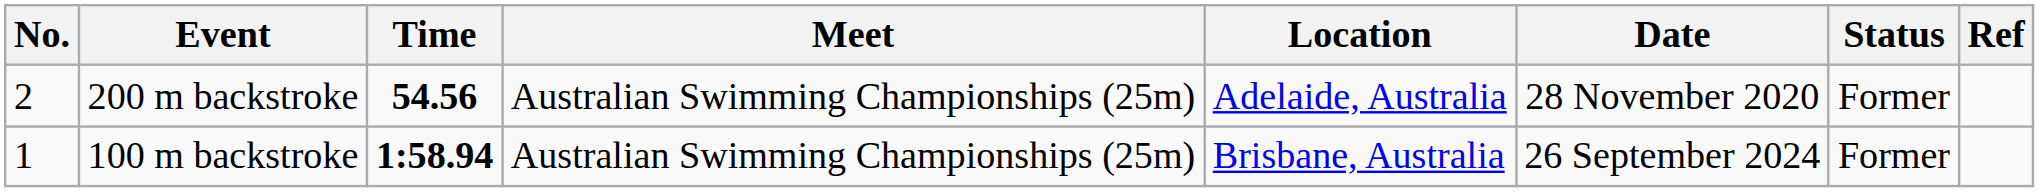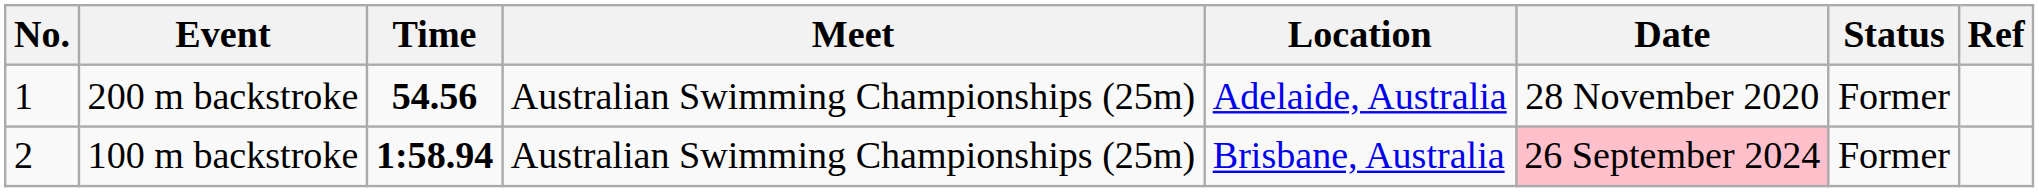(23, 95) 2 -> (23, 95) 1
(23, 155) 1 -> (23, 155) 2
(1672, 155) no background -> (1672, 155) pink background
